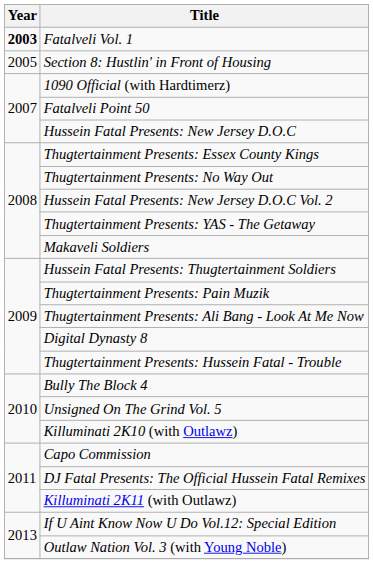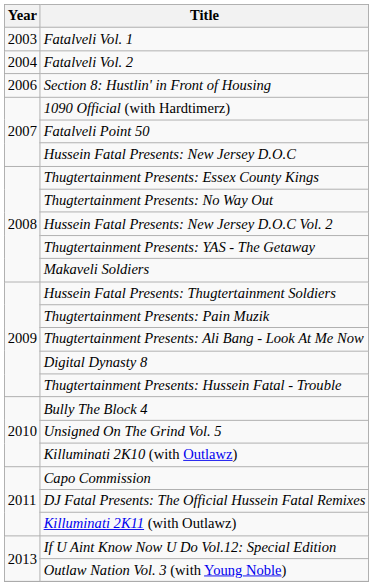(22, 39) bold -> (22, 39) normal
+ row: (88, 62)
(22, 62) 2005 -> (22, 85) 2006
